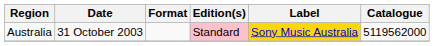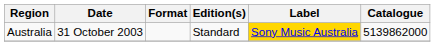(216, 31) pink background -> (216, 31) no background
(395, 31) 5119562000 -> (395, 31) 5139862000
